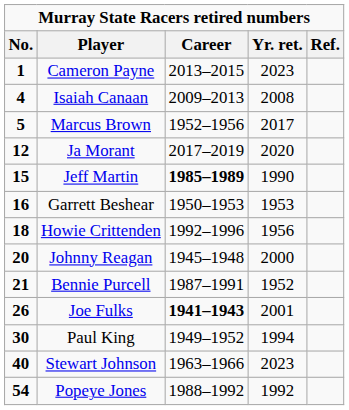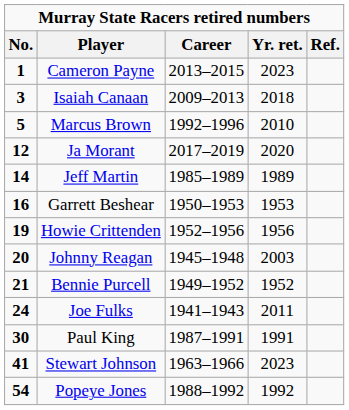(21, 97) 4 -> (21, 97) 3
(277, 97) 2008 -> (277, 97) 2018
(206, 124) 1952–1956 -> (206, 124) 1992–1996
(277, 124) 2017 -> (277, 124) 2010
(21, 177) 15 -> (21, 177) 14
(206, 177) bold -> (206, 177) normal
(277, 177) 1990 -> (277, 177) 1989
(21, 230) 18 -> (21, 230) 19
(206, 230) 1992–1996 -> (206, 230) 1952–1956
(277, 257) 2000 -> (277, 257) 2003
(206, 284) 1987–1991 -> (206, 284) 1949–1952
(21, 310) 26 -> (21, 310) 24
(206, 310) bold -> (206, 310) normal
(277, 310) 2001 -> (277, 310) 2011
(206, 337) 1949–1952 -> (206, 337) 1987–1991
(277, 337) 1994 -> (277, 337) 1991
(21, 364) 40 -> (21, 364) 41
